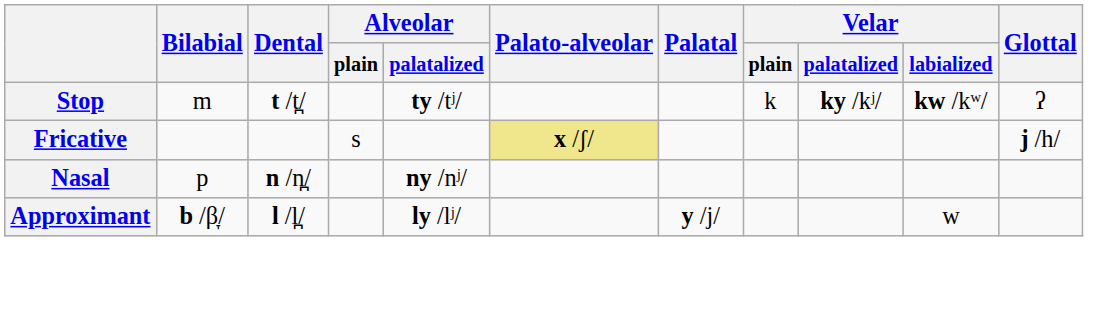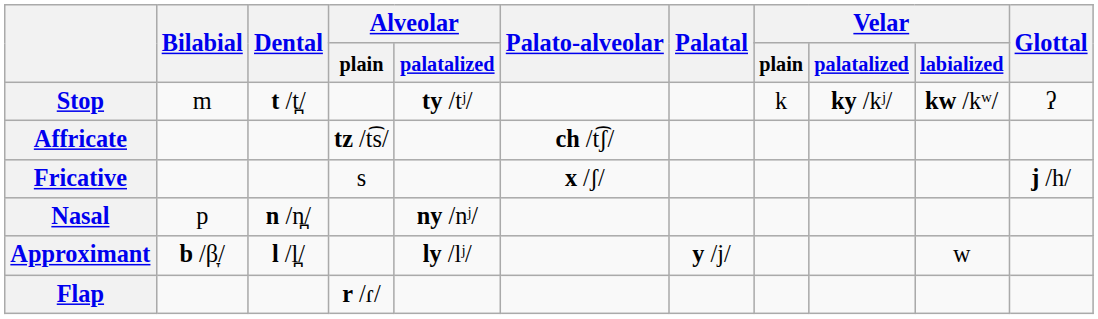+ row: (80, 139)
(574, 139) khaki background -> (585, 178) no background
+ row: (80, 293)
